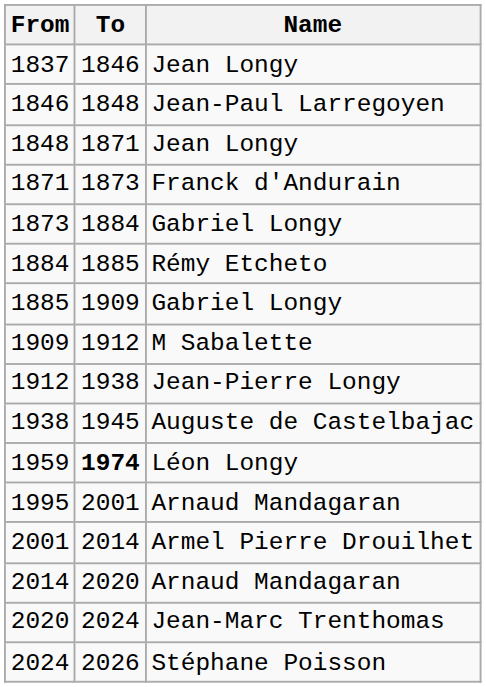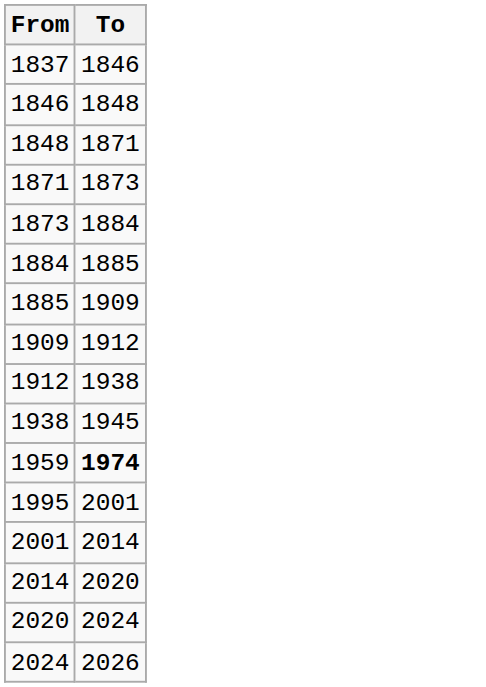- column: (313, 25)
